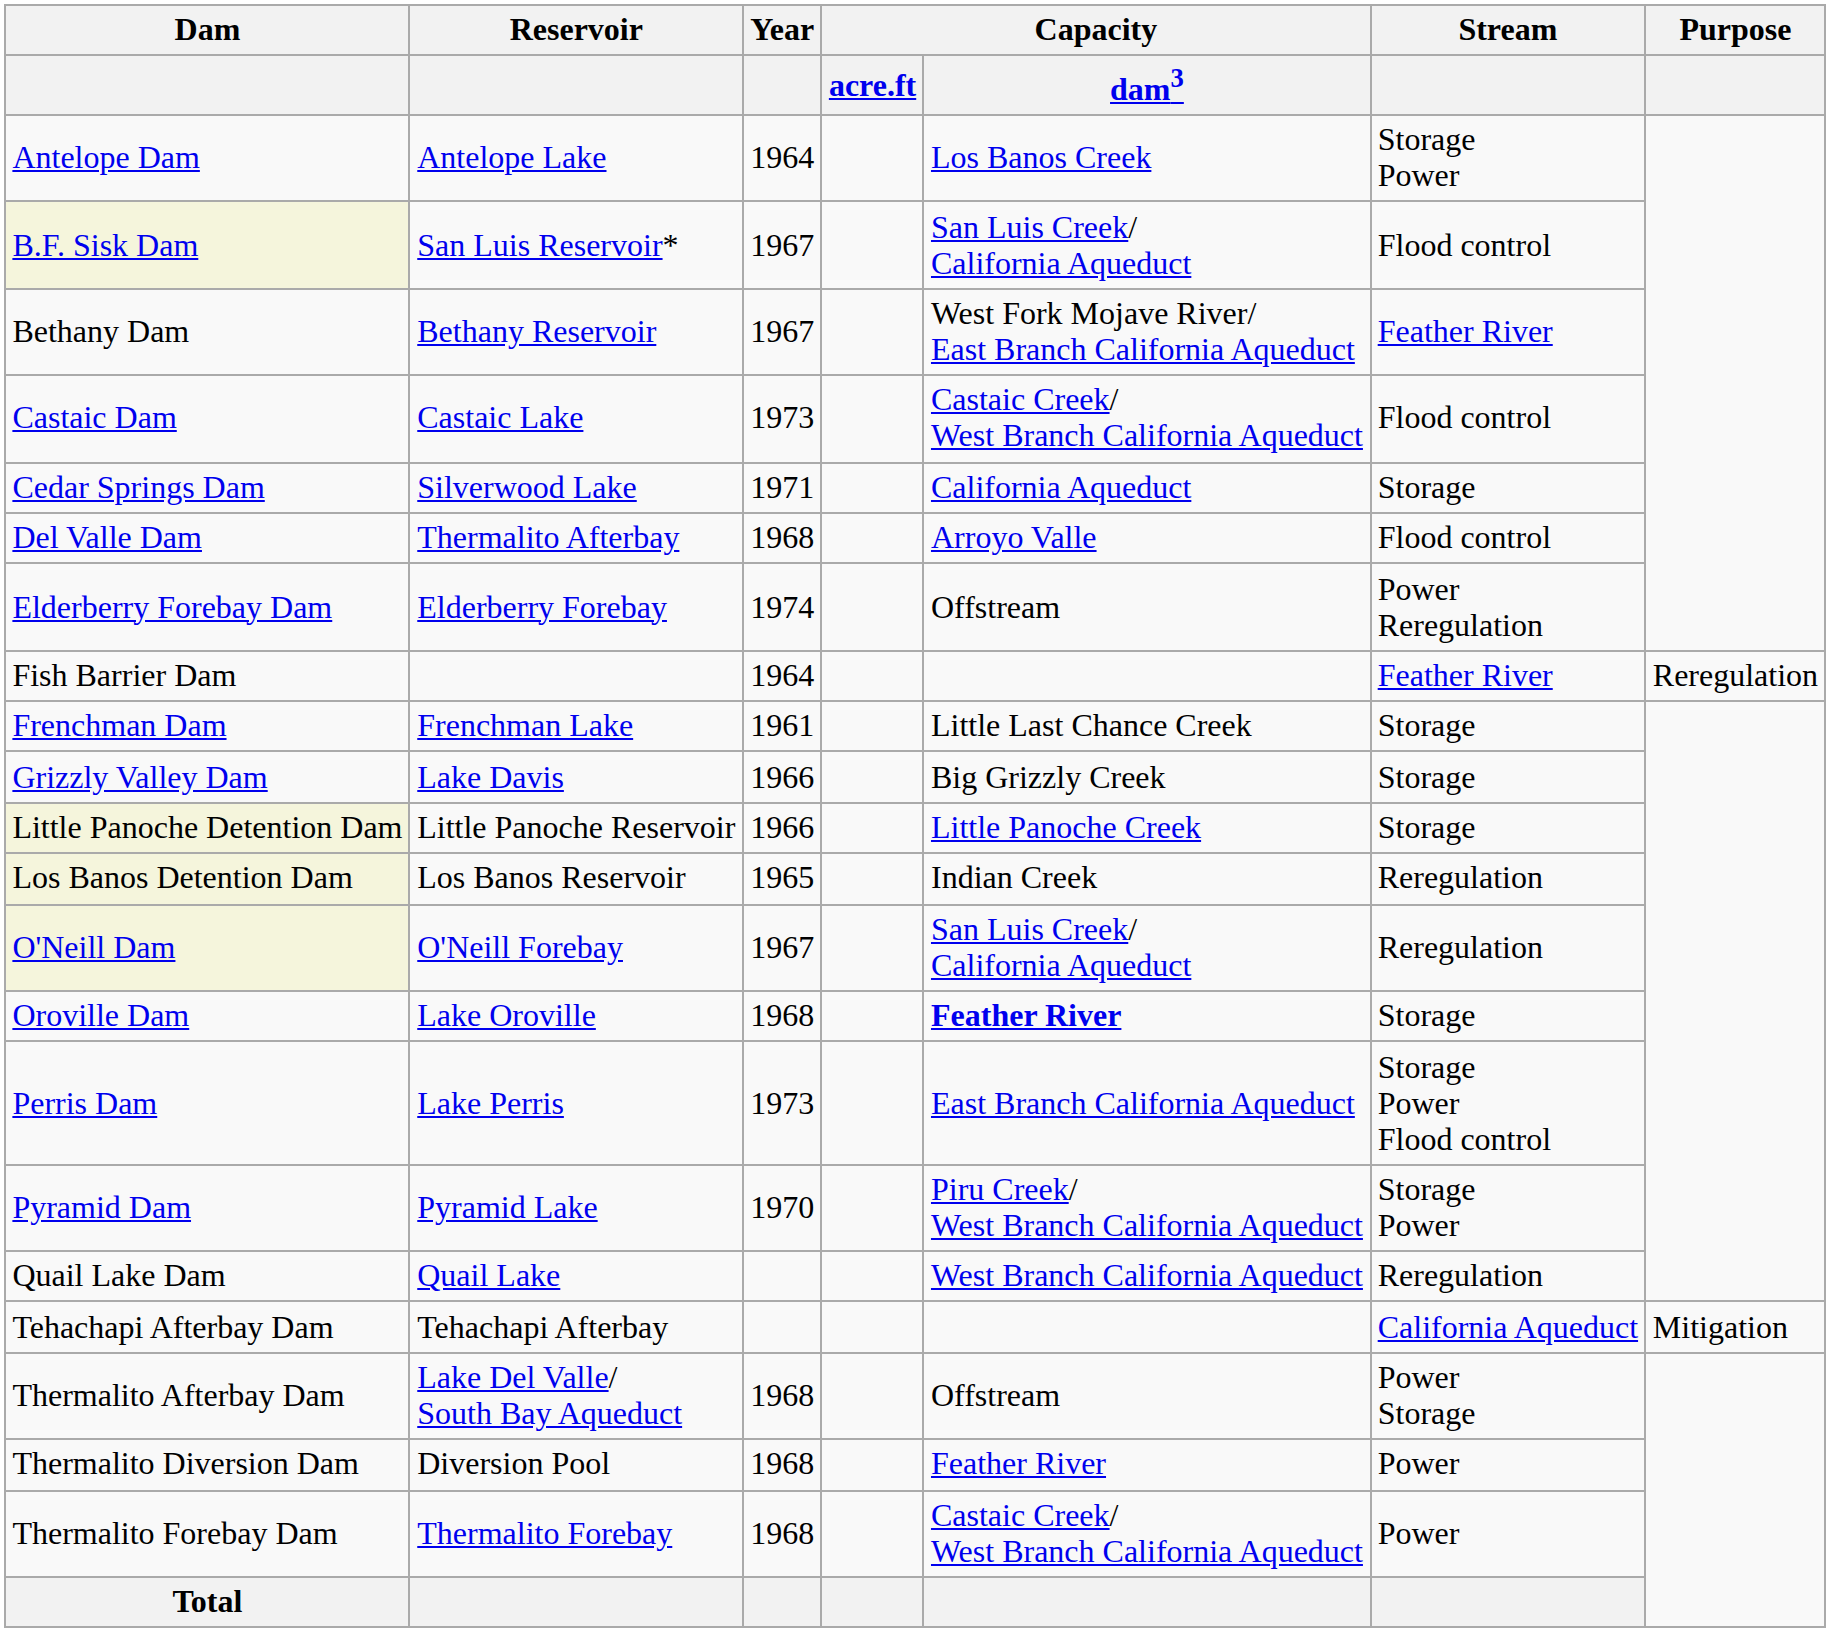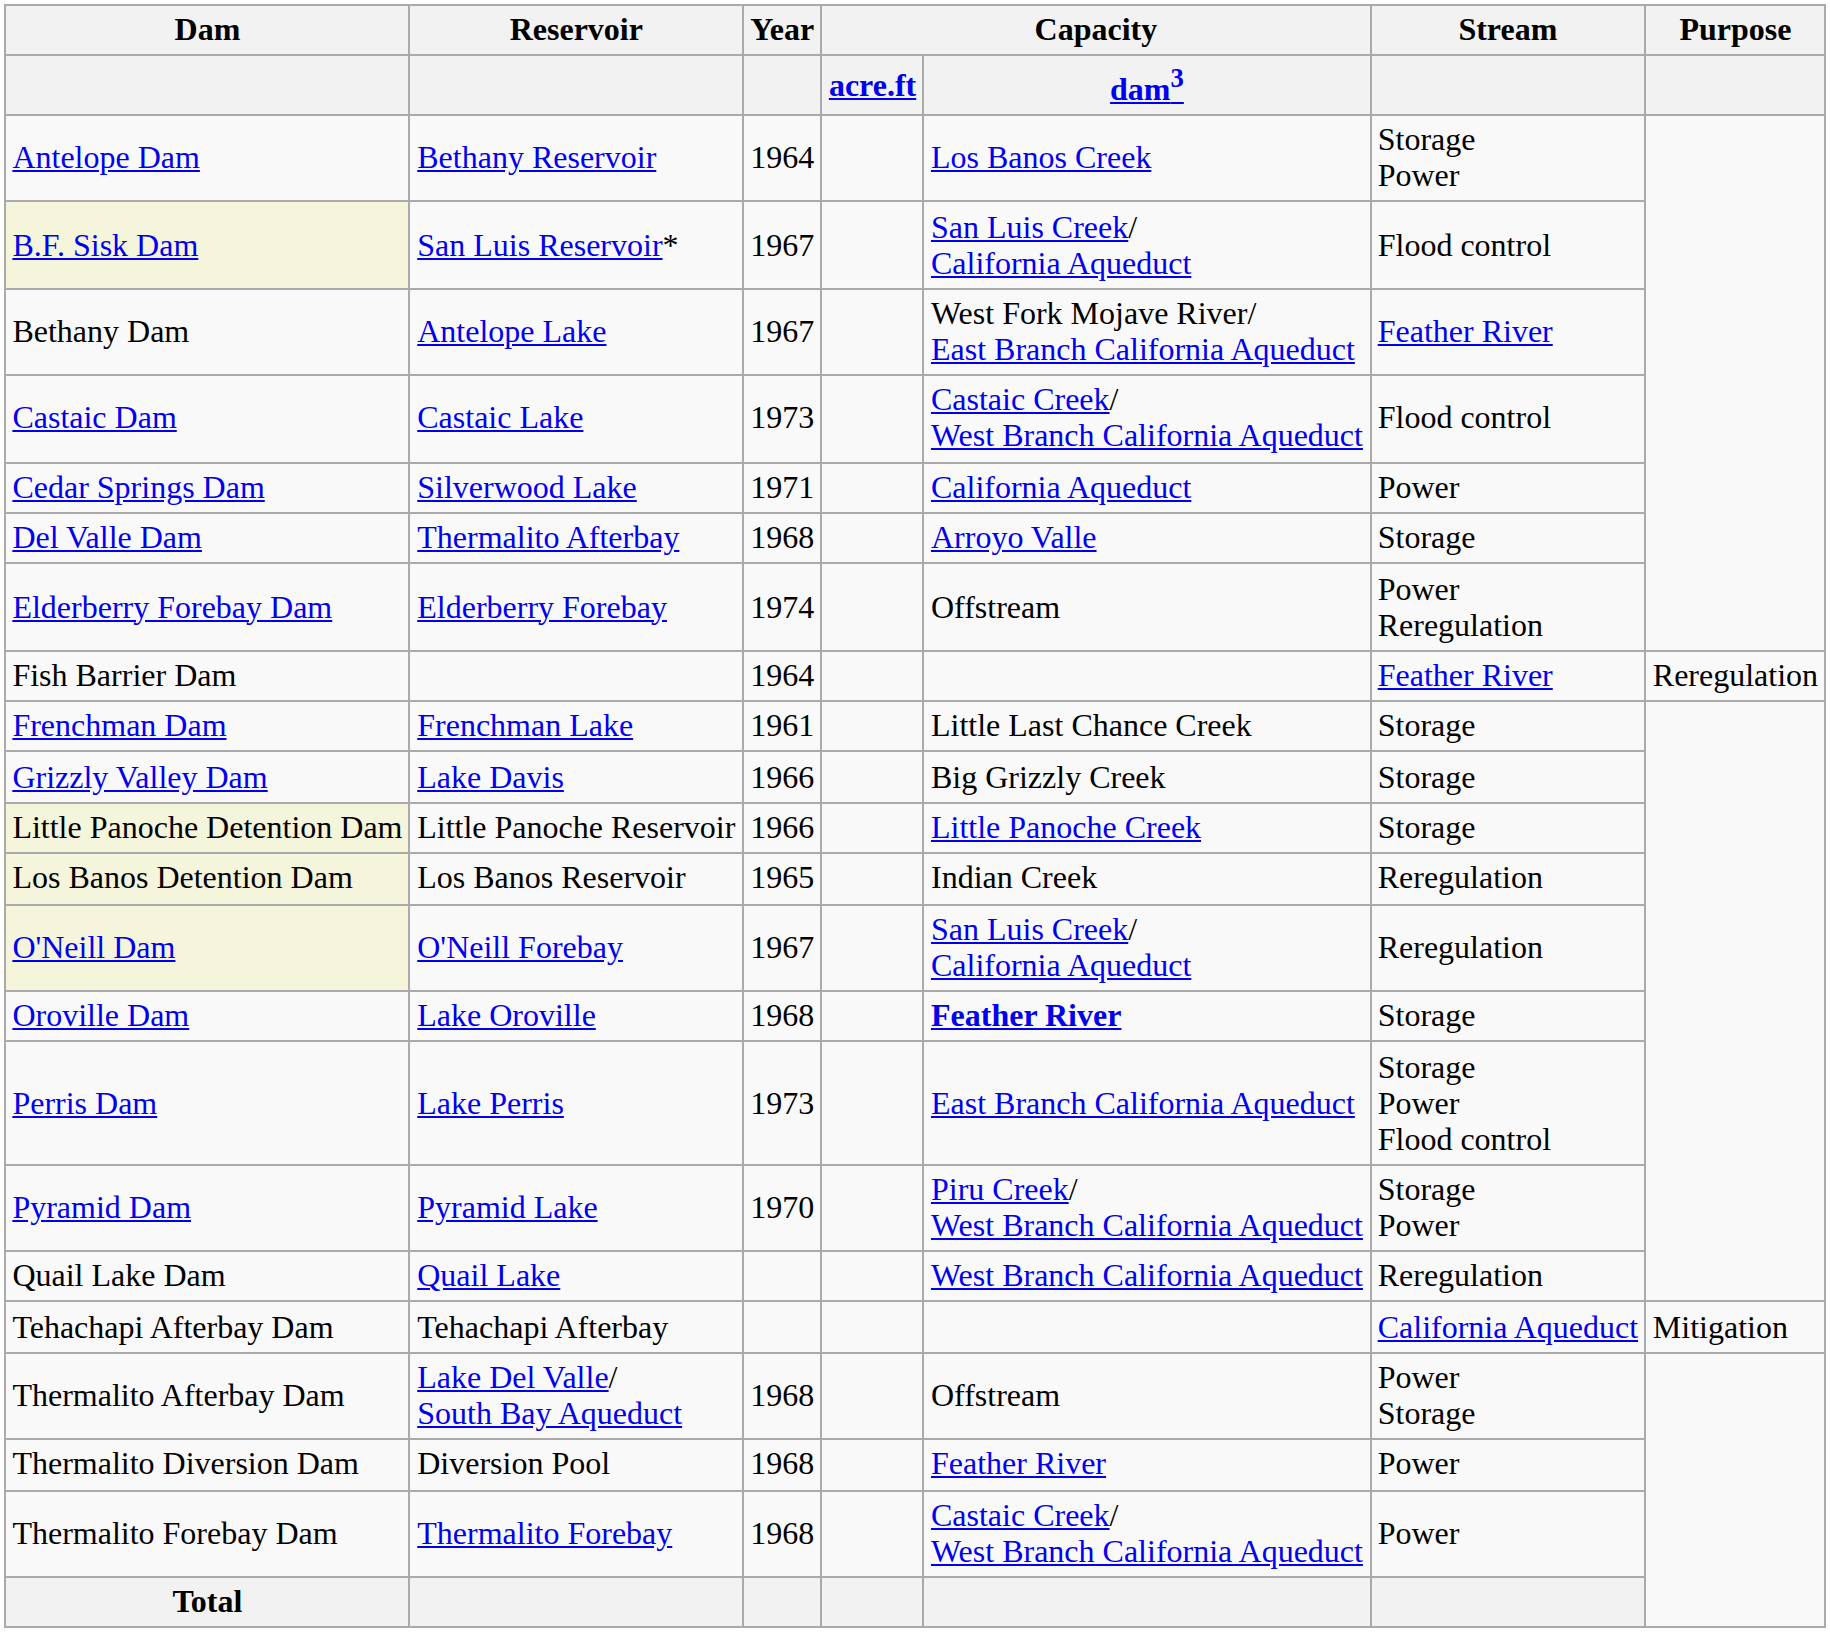(512, 158) Antelope Lake -> (537, 158) Bethany Reservoir
(537, 331) Bethany Reservoir -> (512, 331) Antelope Lake
(1427, 487) Storage -> (1419, 487) Power
(1464, 537) Flood control -> (1427, 537) Storage
